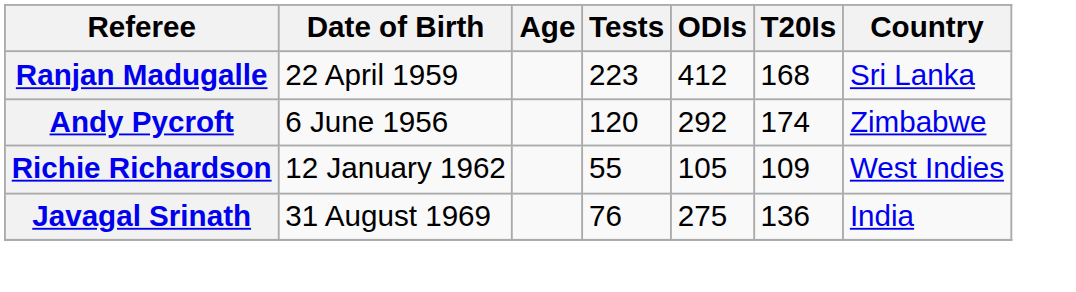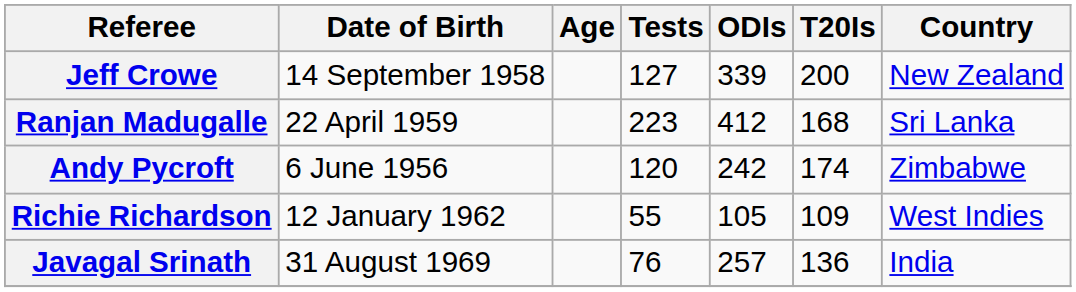+ row: (142, 74)
(703, 121) 292 -> (742, 168) 242
(703, 215) 275 -> (742, 262) 257
